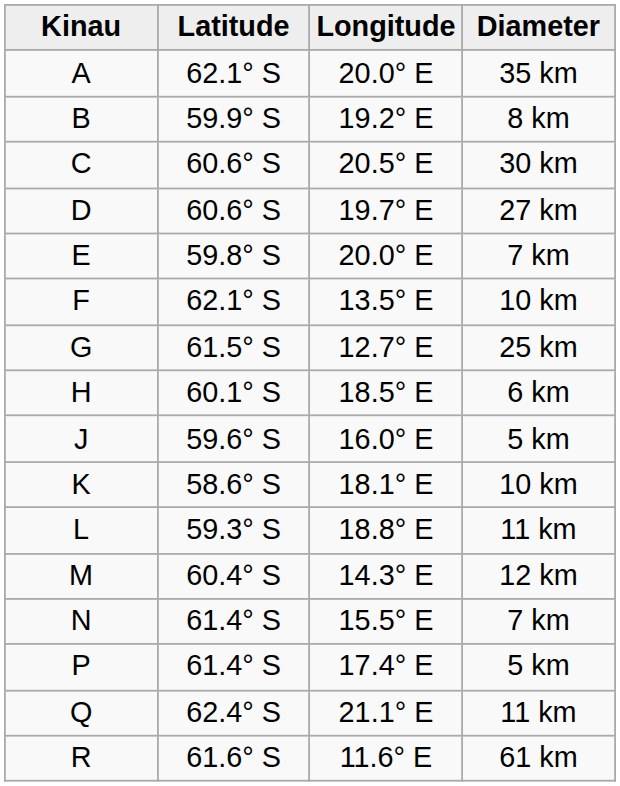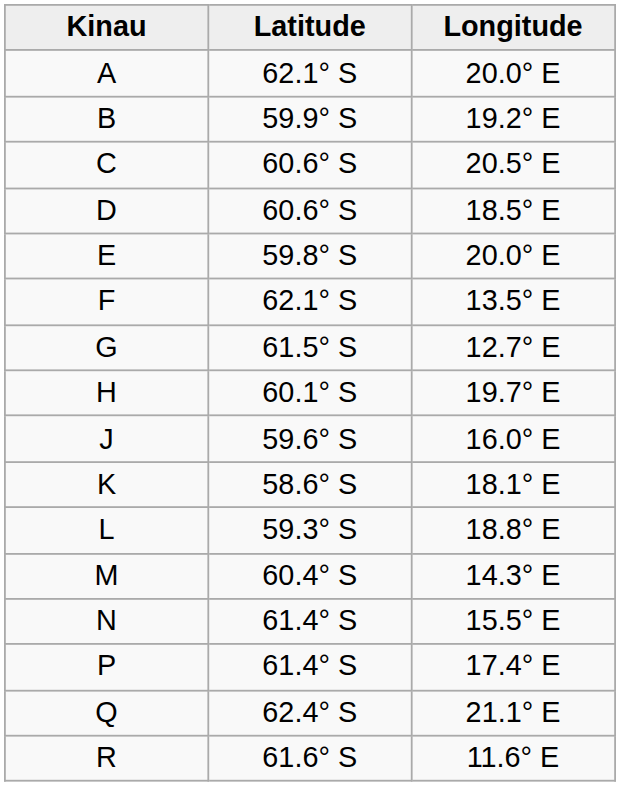- column: (538, 27)
(386, 210) 19.7° E -> (513, 210) 18.5° E
(386, 392) 18.5° E -> (513, 392) 19.7° E
